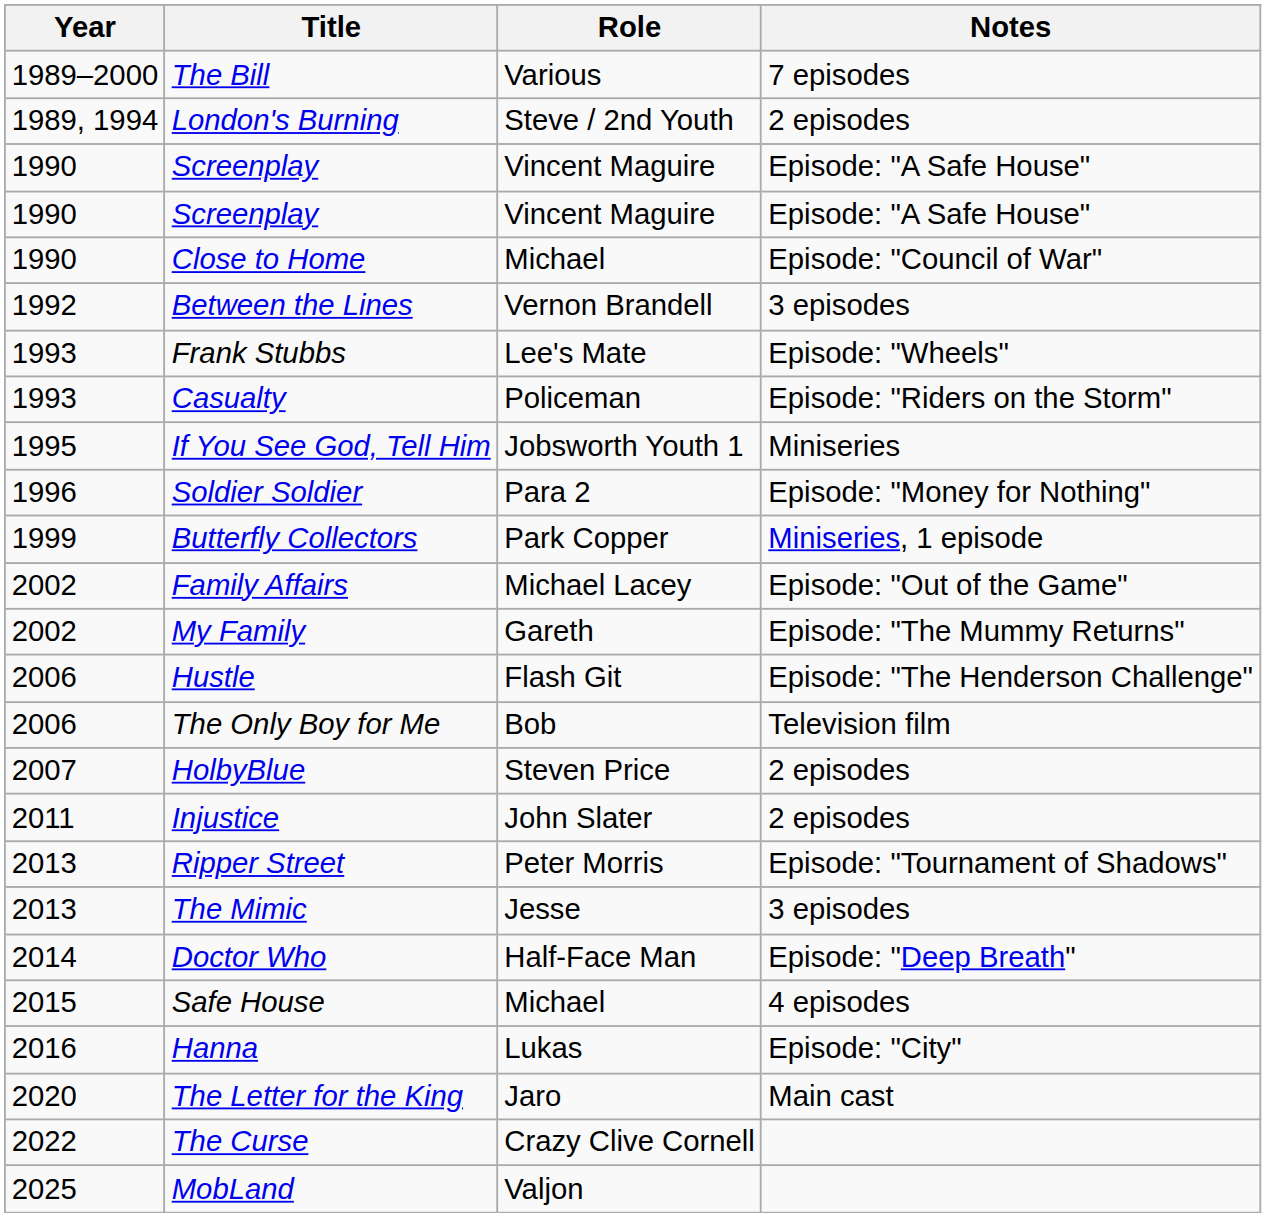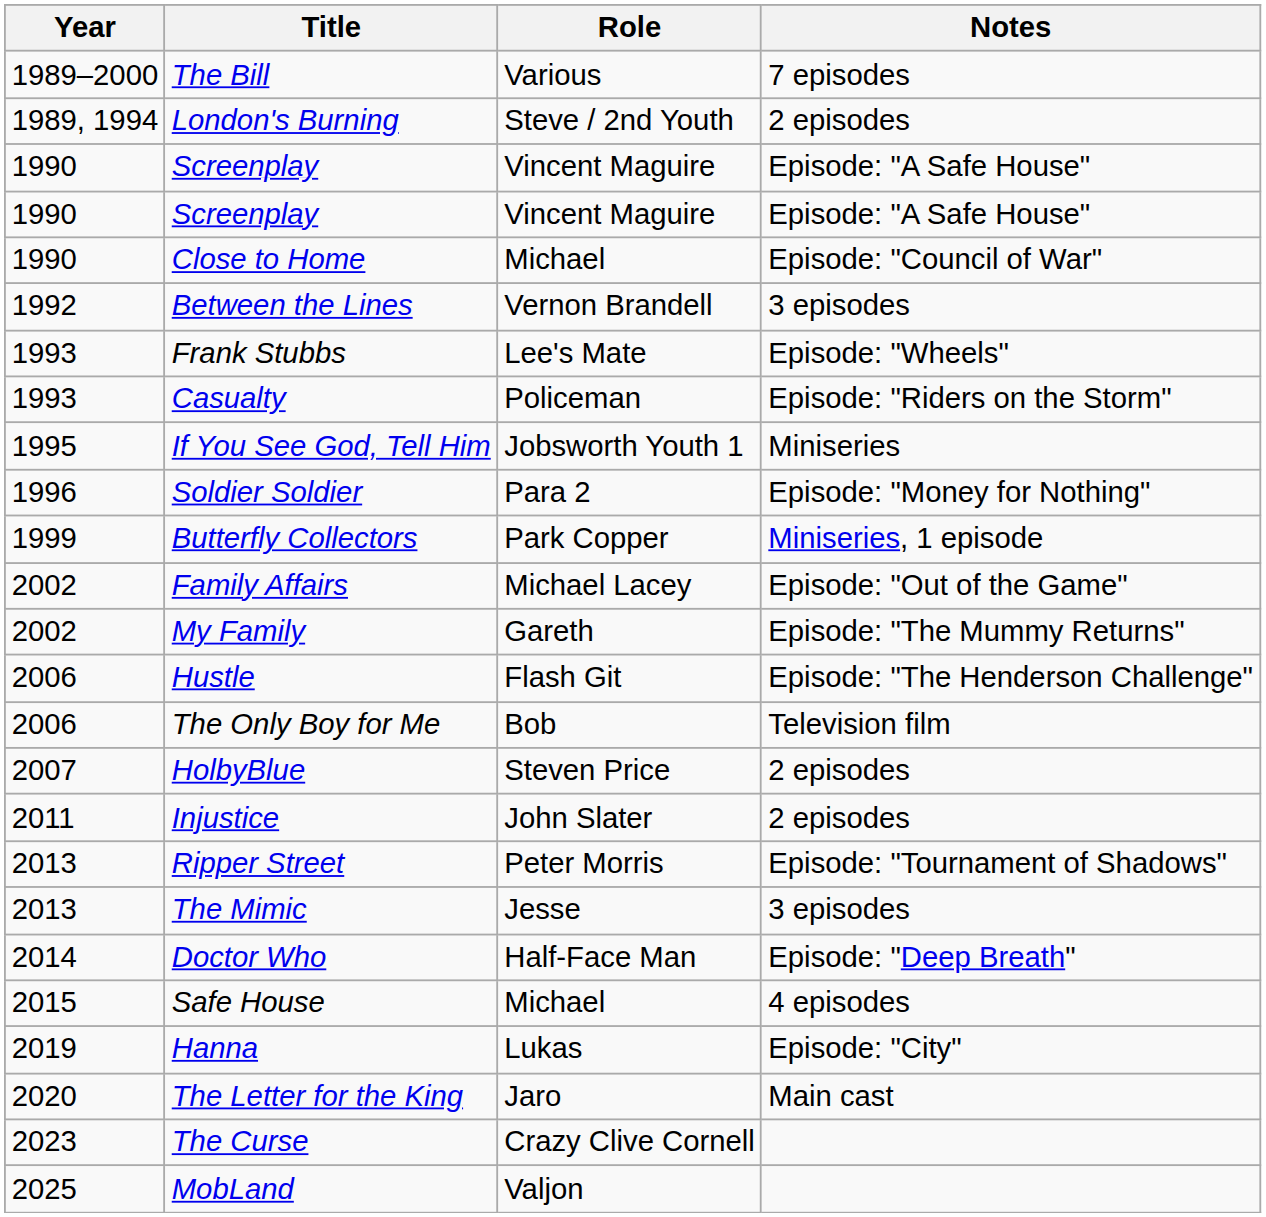(44, 1049) 2016 -> (44, 1049) 2019
(44, 1142) 2022 -> (44, 1142) 2023
